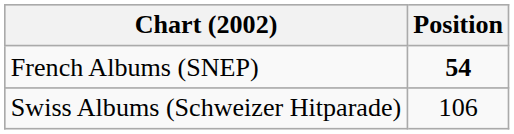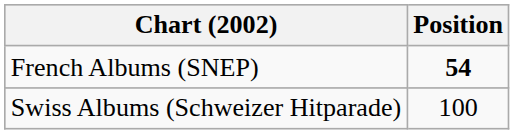(458, 107) 106 -> (458, 107) 100
